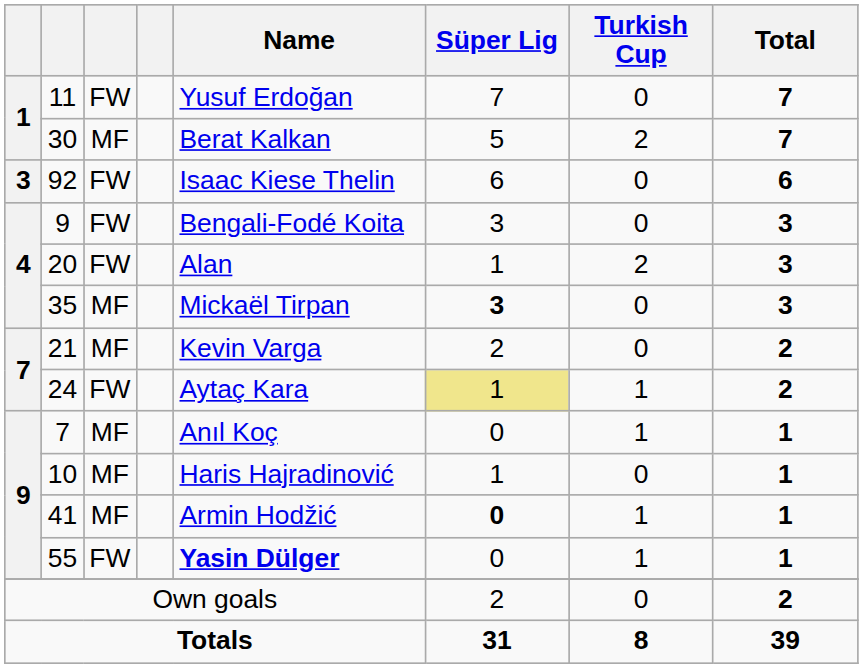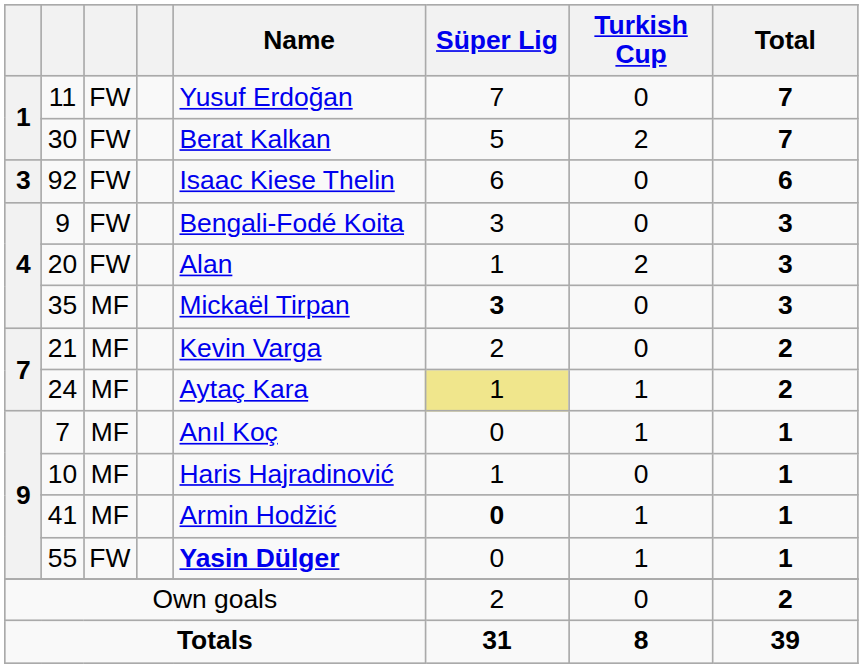(110, 138) MF -> (110, 138) FW
(110, 390) FW -> (110, 390) MF
